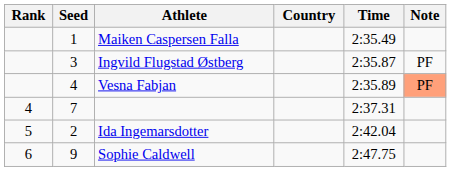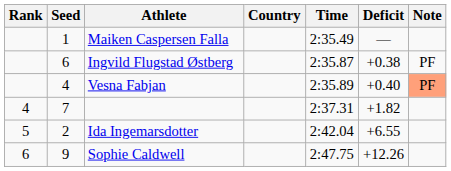+ column: (383, 16)
(74, 62) 3 -> (66, 62) 6
